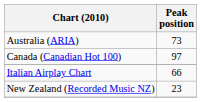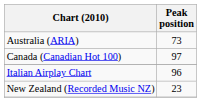(177, 72) 66 -> (177, 72) 96
